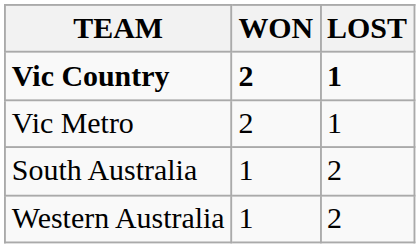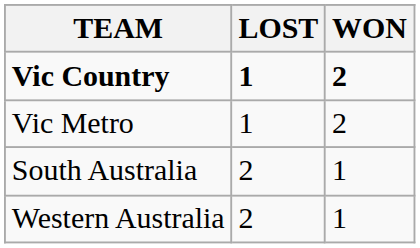columns swapped: (276, 28) <-> (367, 28)
